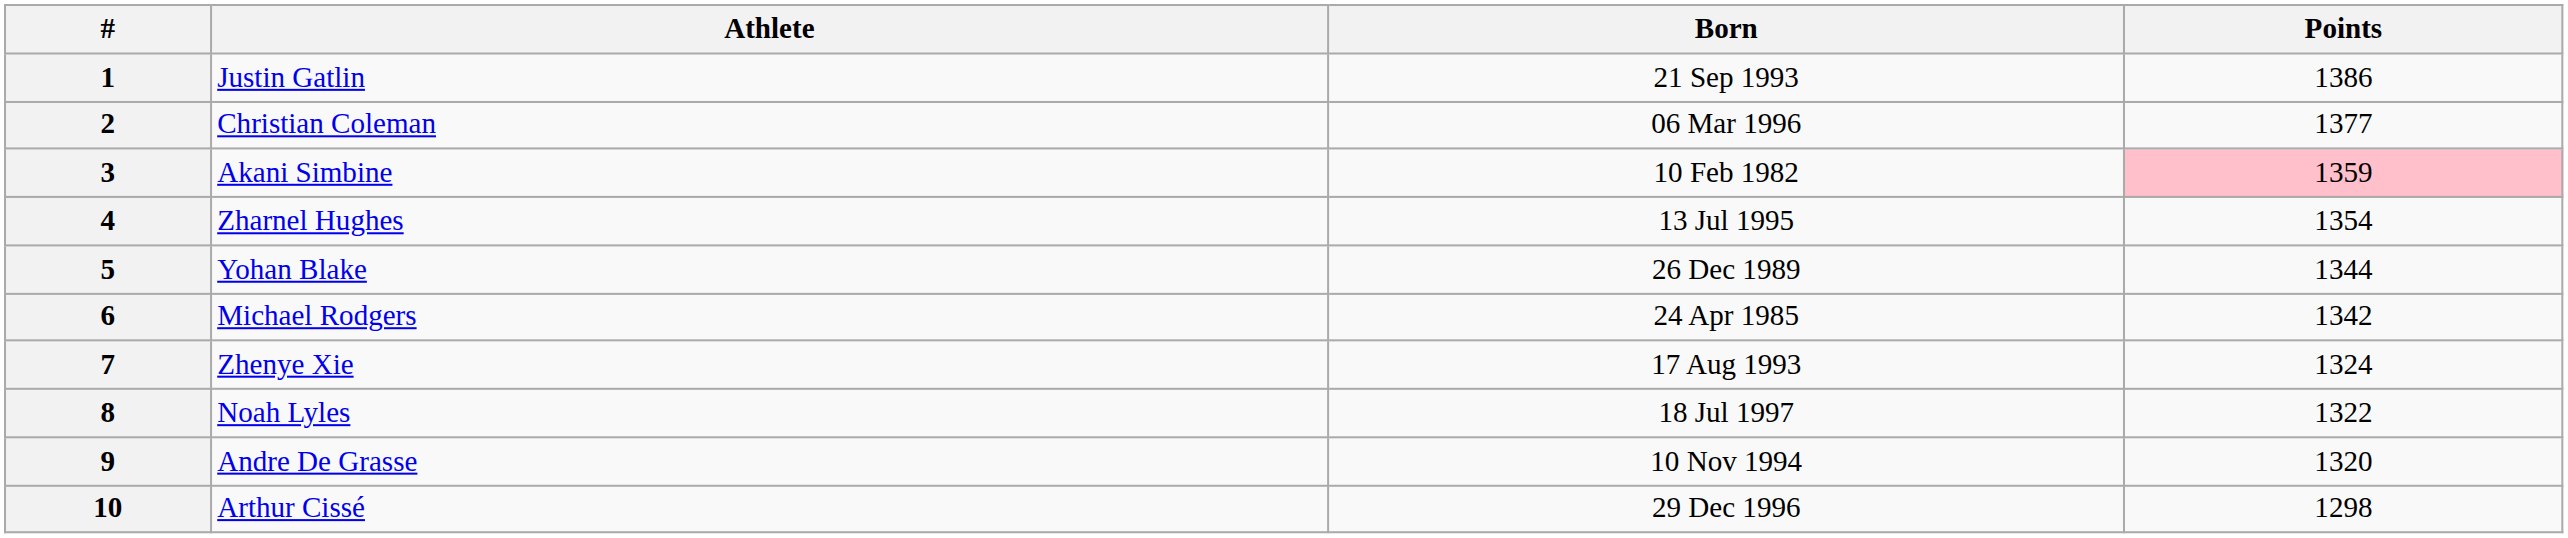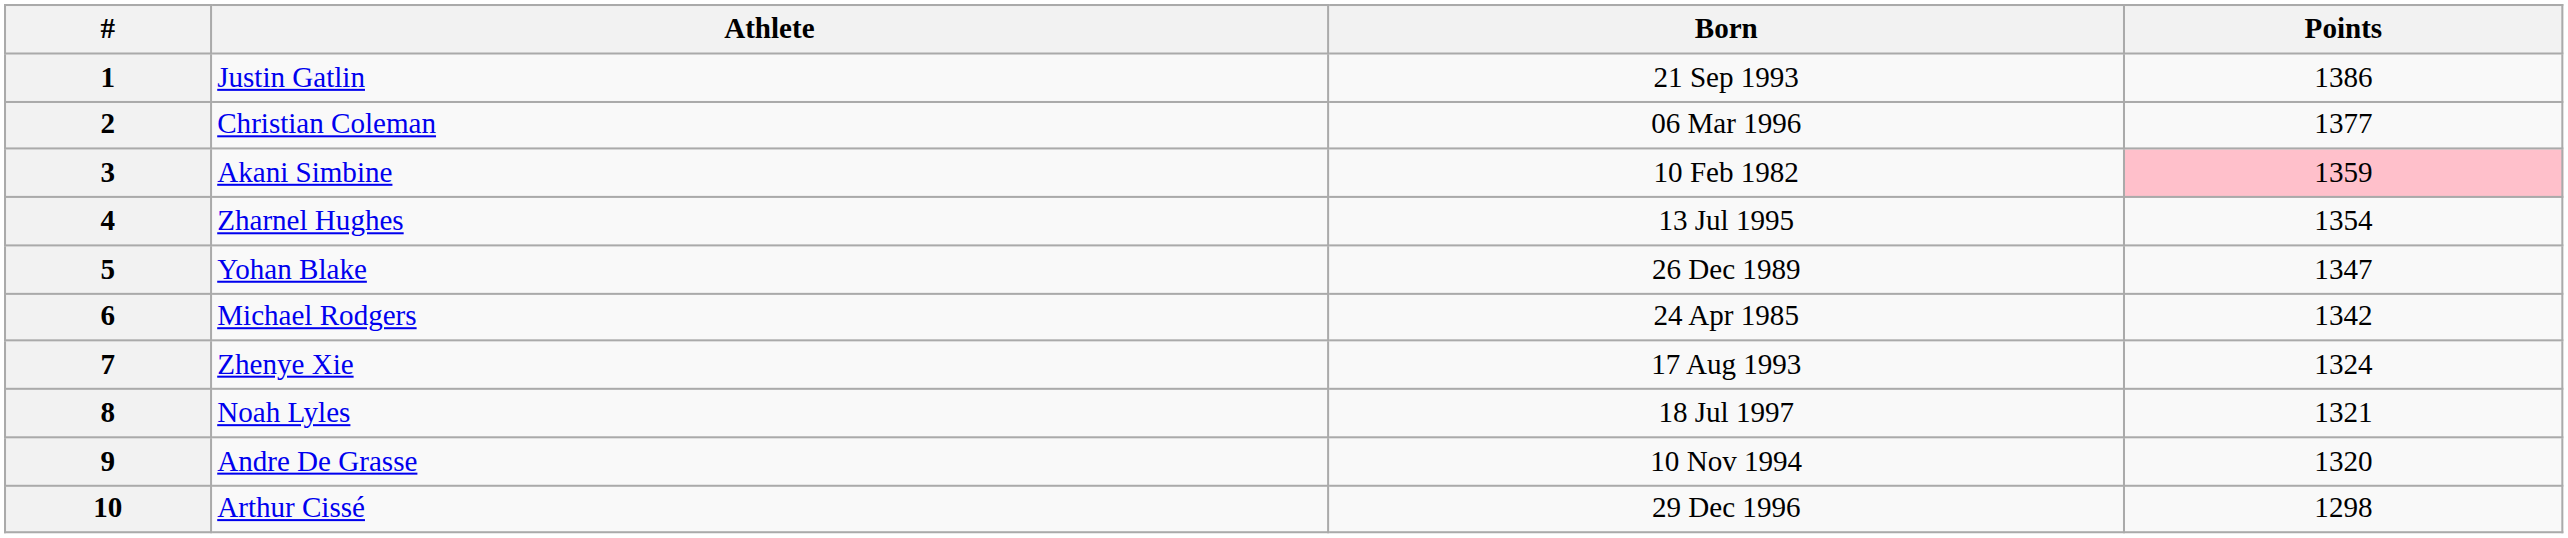(2343, 268) 1344 -> (2343, 268) 1347
(2343, 412) 1322 -> (2343, 412) 1321
